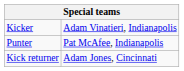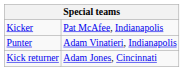(120, 27) Adam Vinatieri, Indianapolis -> (113, 27) Pat McAfee, Indianapolis
(113, 43) Pat McAfee, Indianapolis -> (120, 43) Adam Vinatieri, Indianapolis
